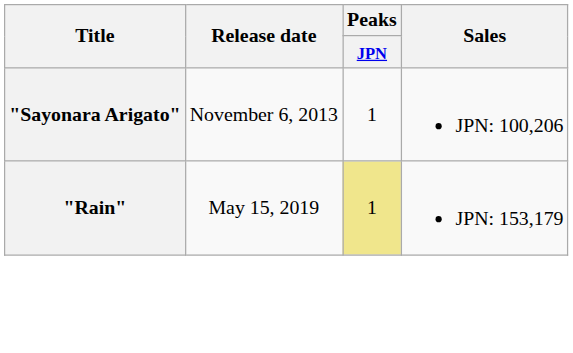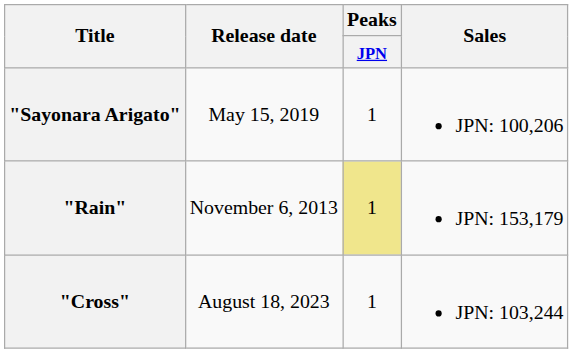(264, 114) November 6, 2013 -> (264, 114) May 15, 2019
(264, 207) May 15, 2019 -> (264, 207) November 6, 2013
+ row: (95, 301)
